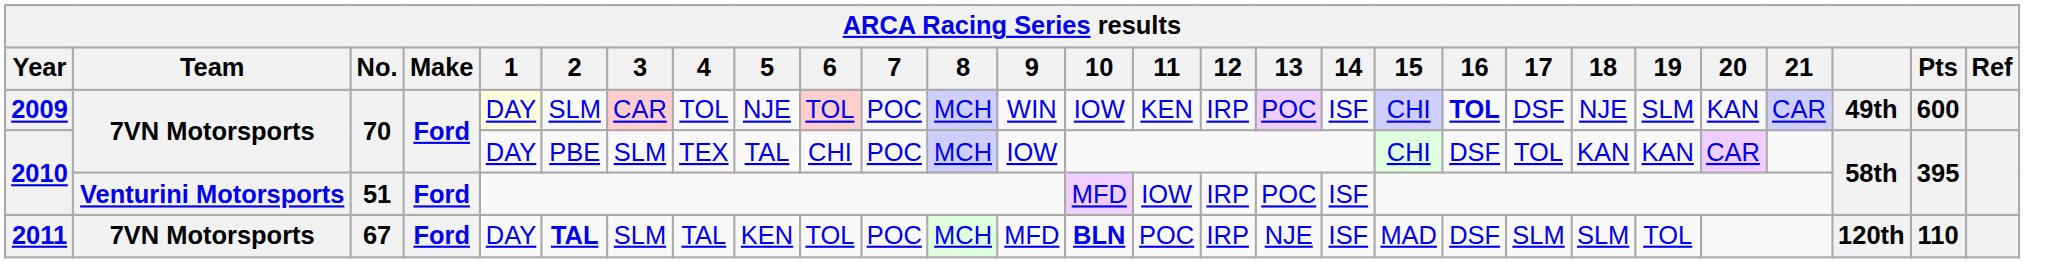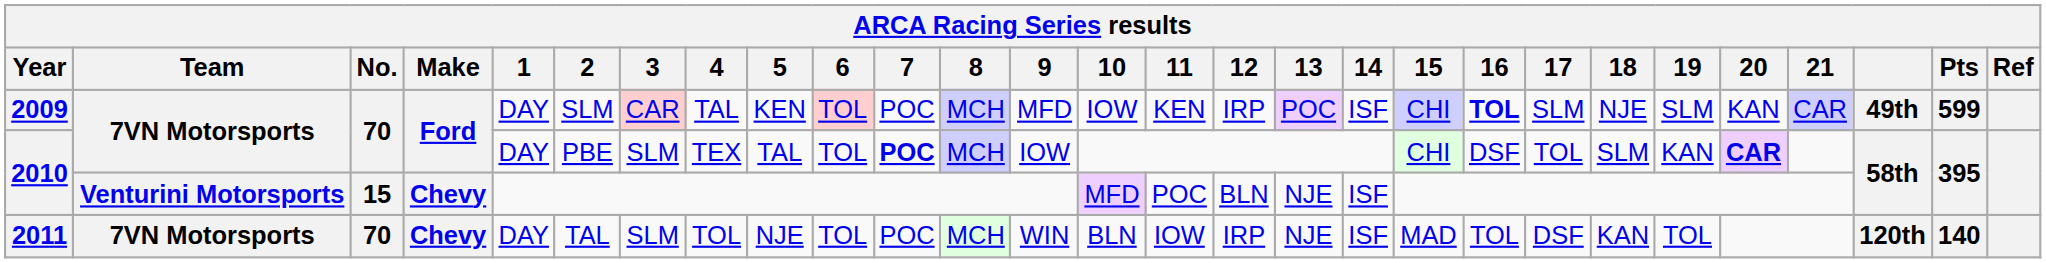(511, 110) lightyellow background -> (524, 110) no background
(704, 110) TOL -> (717, 110) TAL
(767, 110) NJE -> (780, 110) KEN
(1032, 110) WIN -> (1045, 110) MFD
(1539, 110) DSF -> (1558, 110) SLM
(1938, 110) 600 -> (1959, 110) 599
(830, 152) CHI -> (843, 152) TOL
(894, 152) normal -> (907, 152) bold
(1603, 152) KAN -> (1623, 152) SLM
(1733, 152) normal -> (1753, 152) bold
(377, 194) 51 -> (377, 194) 15
(442, 194) Ford -> (448, 194) Chevy
(1167, 194) IOW -> (1179, 194) POC
(1228, 194) IRP -> (1244, 194) BLN
(1289, 194) POC -> (1309, 194) NJE
(377, 236) 67 -> (377, 236) 70
(442, 236) Ford -> (448, 236) Chevy
(575, 236) bold -> (587, 236) normal
(704, 236) TAL -> (717, 236) TOL
(767, 236) KEN -> (780, 236) NJE
(1032, 236) MFD -> (1045, 236) WIN
(1099, 236) bold -> (1112, 236) normal
(1167, 236) POC -> (1179, 236) IOW
(1475, 236) DSF -> (1494, 236) TOL
(1539, 236) SLM -> (1558, 236) DSF
(1603, 236) SLM -> (1623, 236) KAN
(1938, 236) 110 -> (1959, 236) 140
